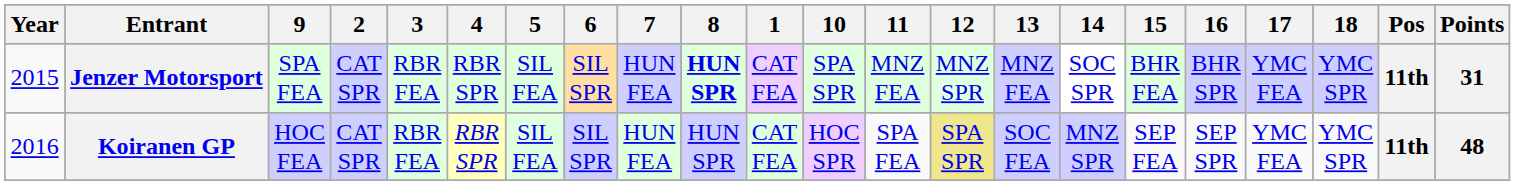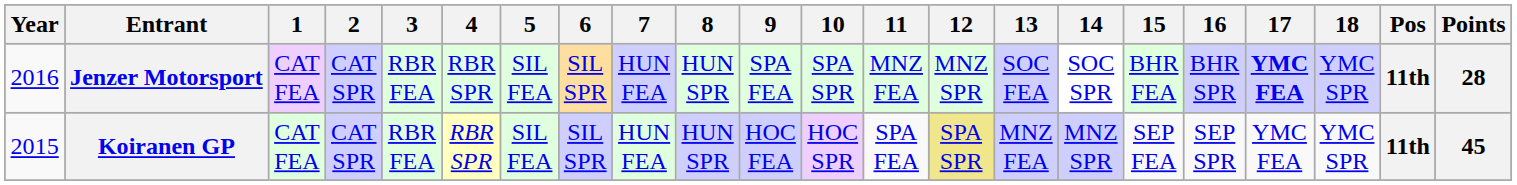columns swapped: (774, 23) <-> (300, 23)
(35, 77) 2015 -> (35, 77) 2016
(714, 77) bold -> (708, 77) normal
(1027, 77) MNZ FEA -> (1026, 77) SOC FEA
(1280, 77) normal -> (1279, 77) bold
(1472, 77) 31 -> (1473, 77) 28
(35, 145) 2016 -> (35, 145) 2015
(1027, 145) SOC FEA -> (1026, 145) MNZ FEA
(1472, 145) 48 -> (1473, 145) 45
